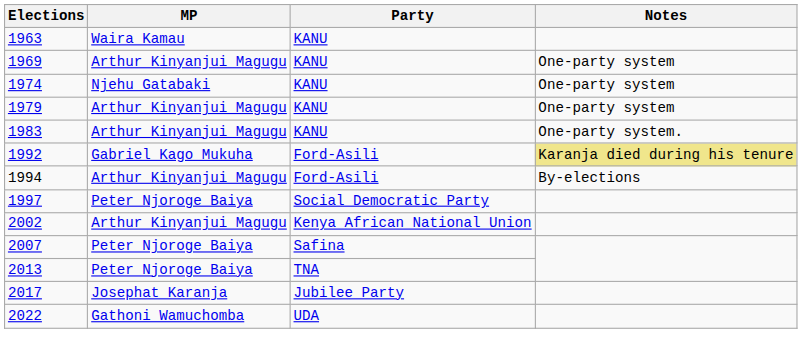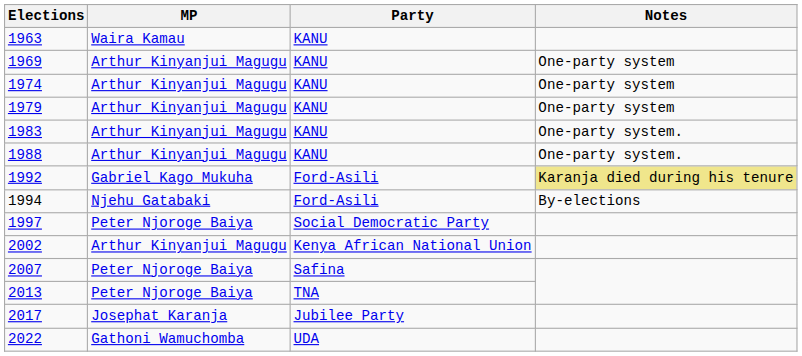(151, 85) Njehu Gatabaki -> (189, 85) Arthur Kinyanjui Magugu
+ row: (25, 155)
(189, 178) Arthur Kinyanjui Magugu -> (151, 201) Njehu Gatabaki
